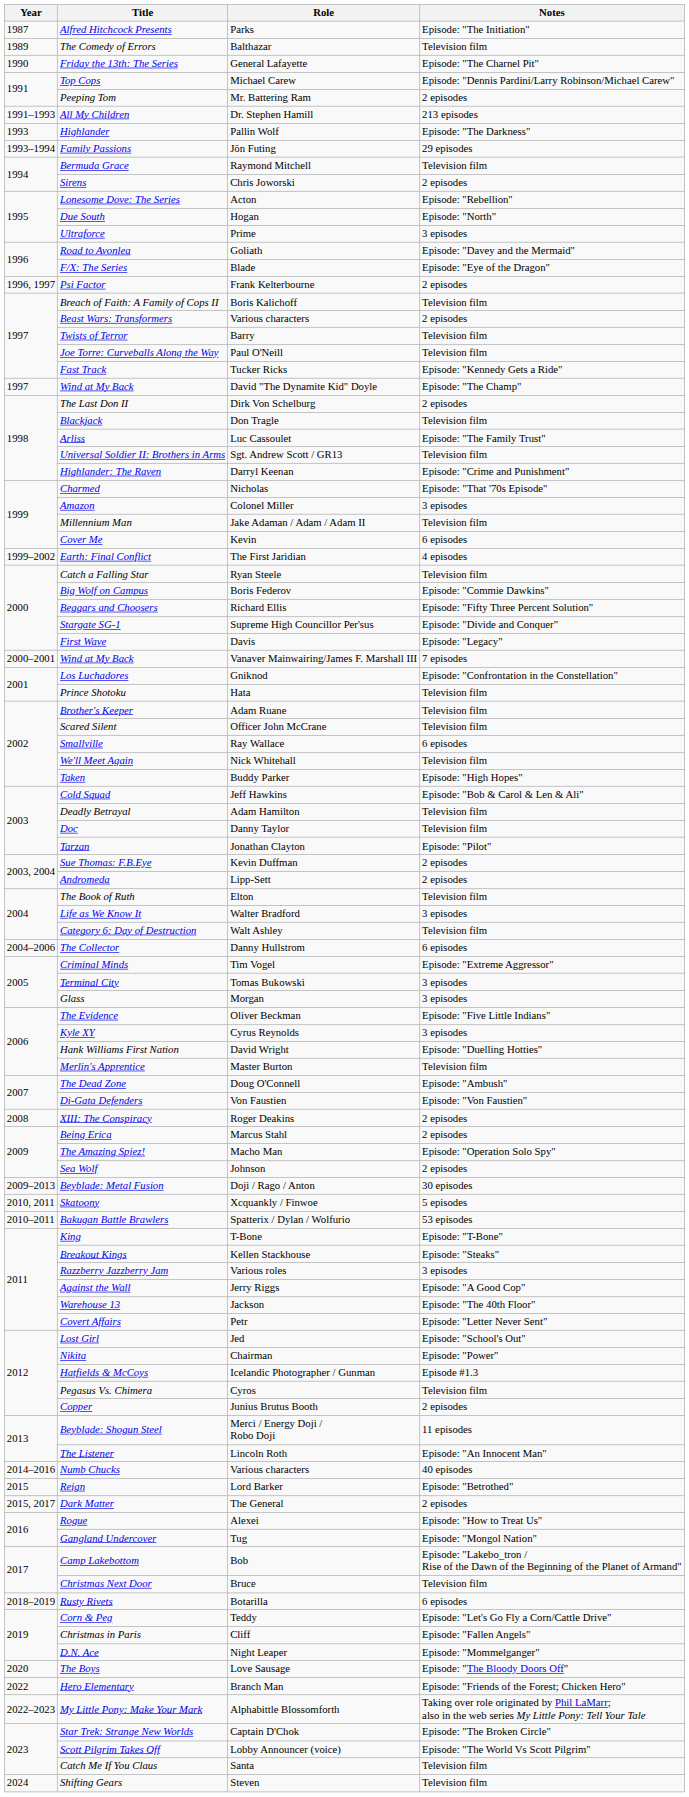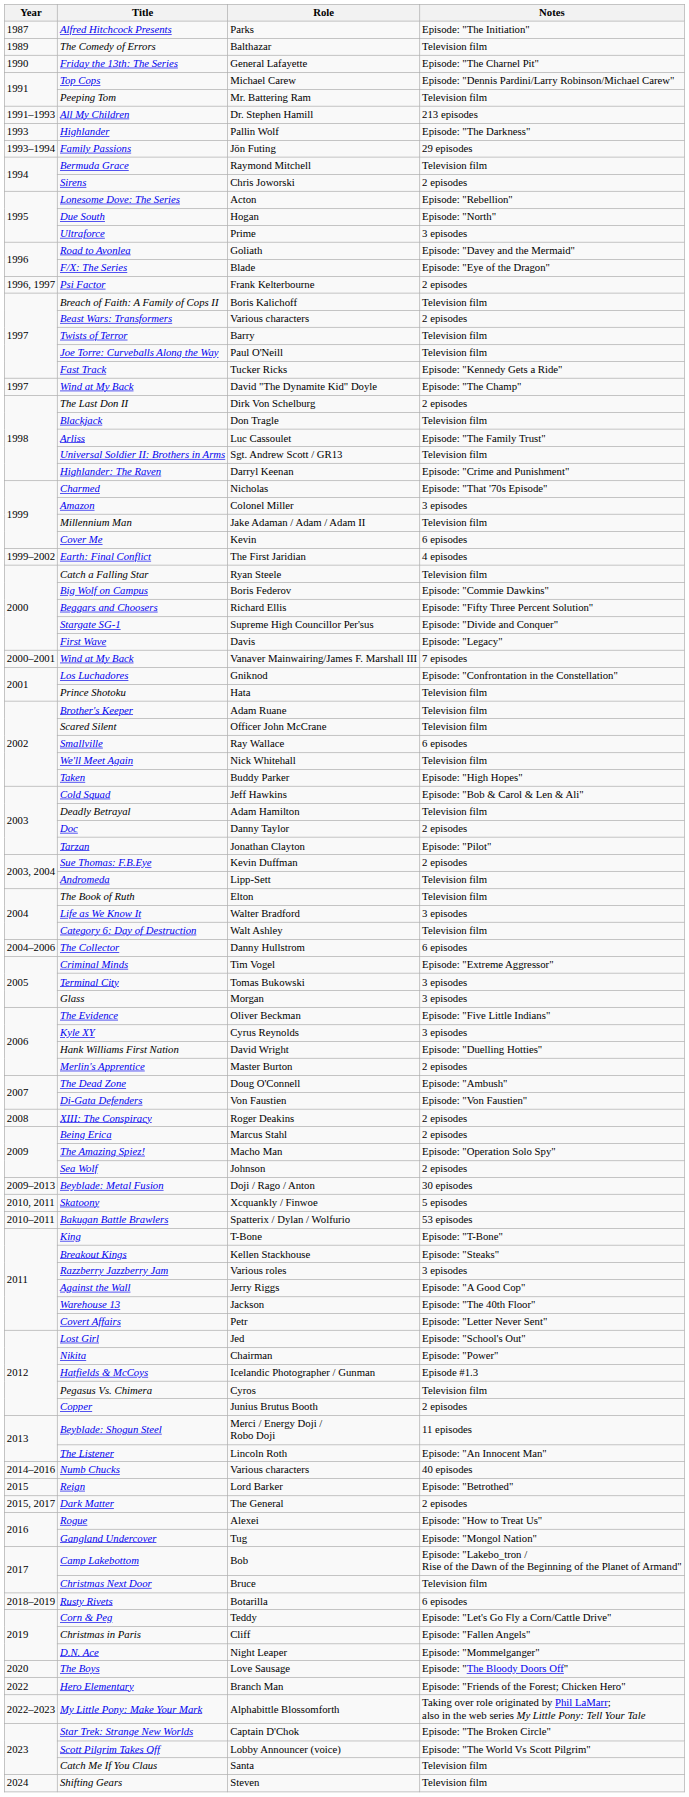(445, 98) 2 episodes -> (455, 98) Television film
(455, 829) Television film -> (445, 829) 2 episodes
(445, 880) 2 episodes -> (455, 880) Television film
(455, 1067) Television film -> (445, 1067) 2 episodes
